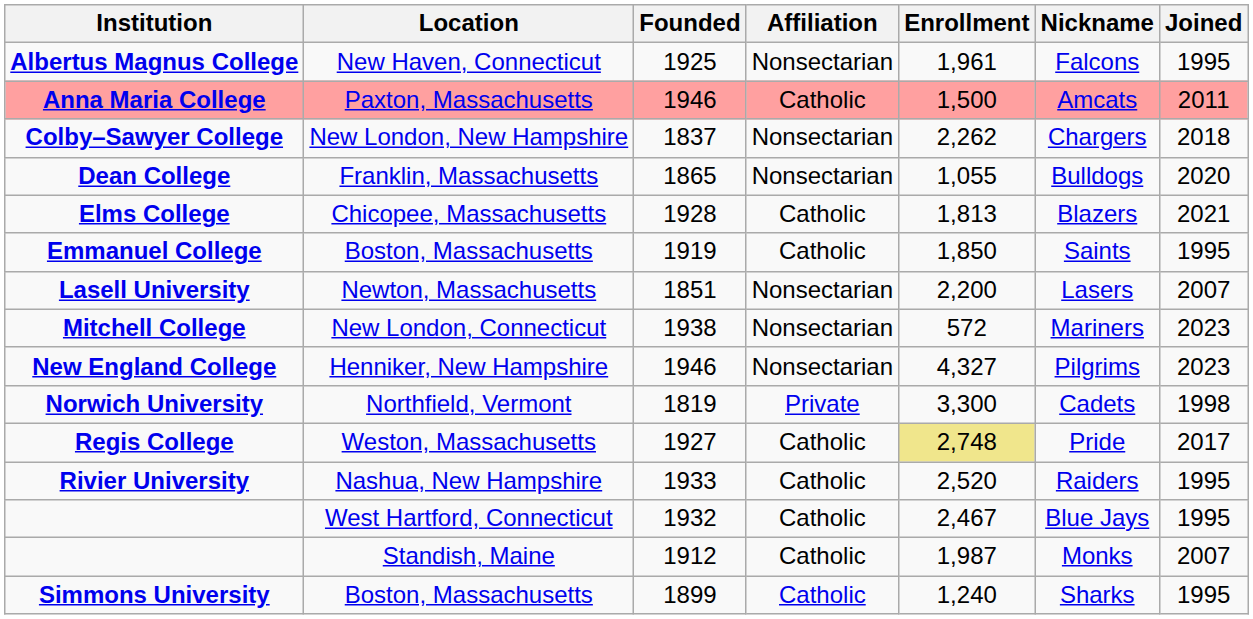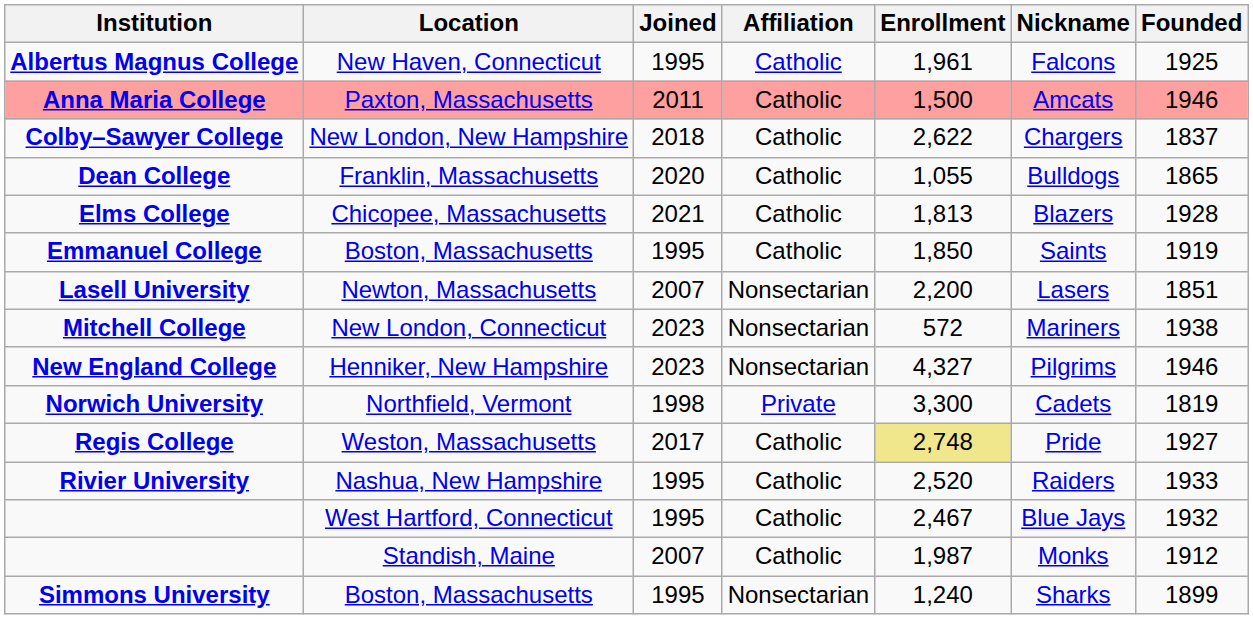columns swapped: (690, 23) <-> (1204, 23)
(822, 61) Nonsectarian -> (798, 61) Catholic
(822, 137) Nonsectarian -> (798, 137) Catholic
(967, 137) 2,262 -> (943, 137) 2,622
(822, 175) Nonsectarian -> (798, 175) Catholic
(822, 594) Catholic -> (798, 594) Nonsectarian
